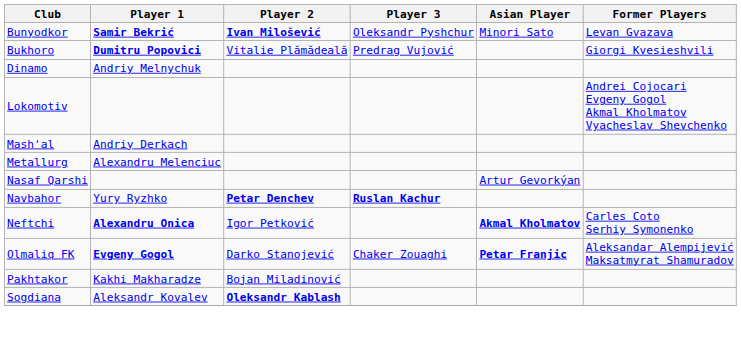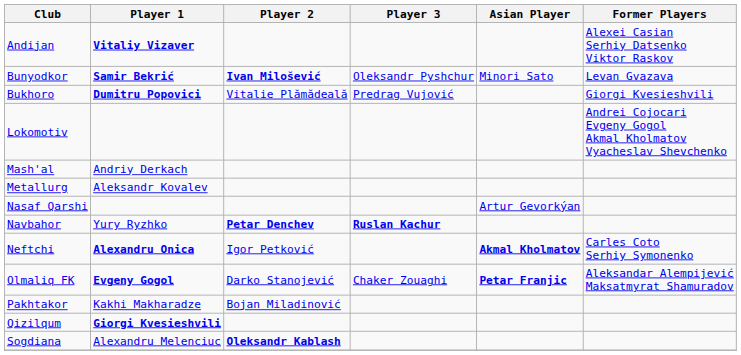+ row: (31, 45)
- row: (27, 68)
(157, 162) Alexandru Melenciuc -> (150, 187) Aleksandr Kovalev
+ row: (34, 322)
(150, 297) Aleksandr Kovalev -> (157, 341) Alexandru Melenciuc
